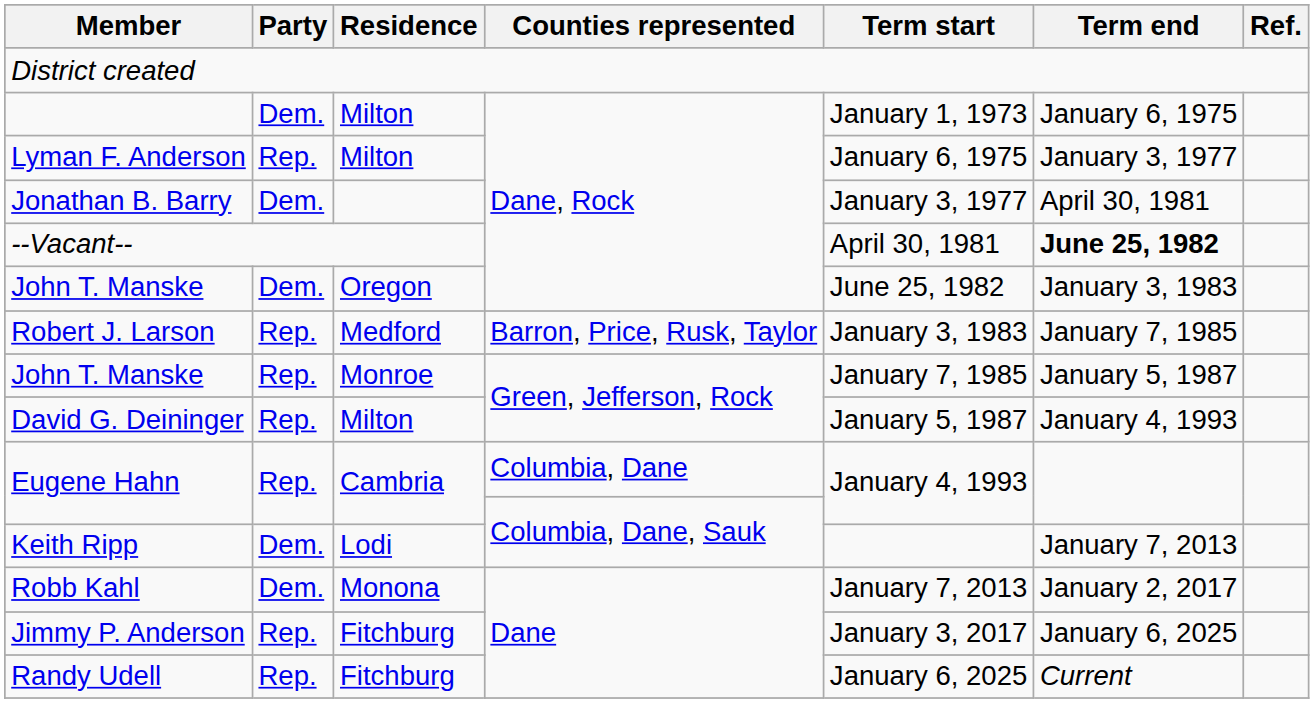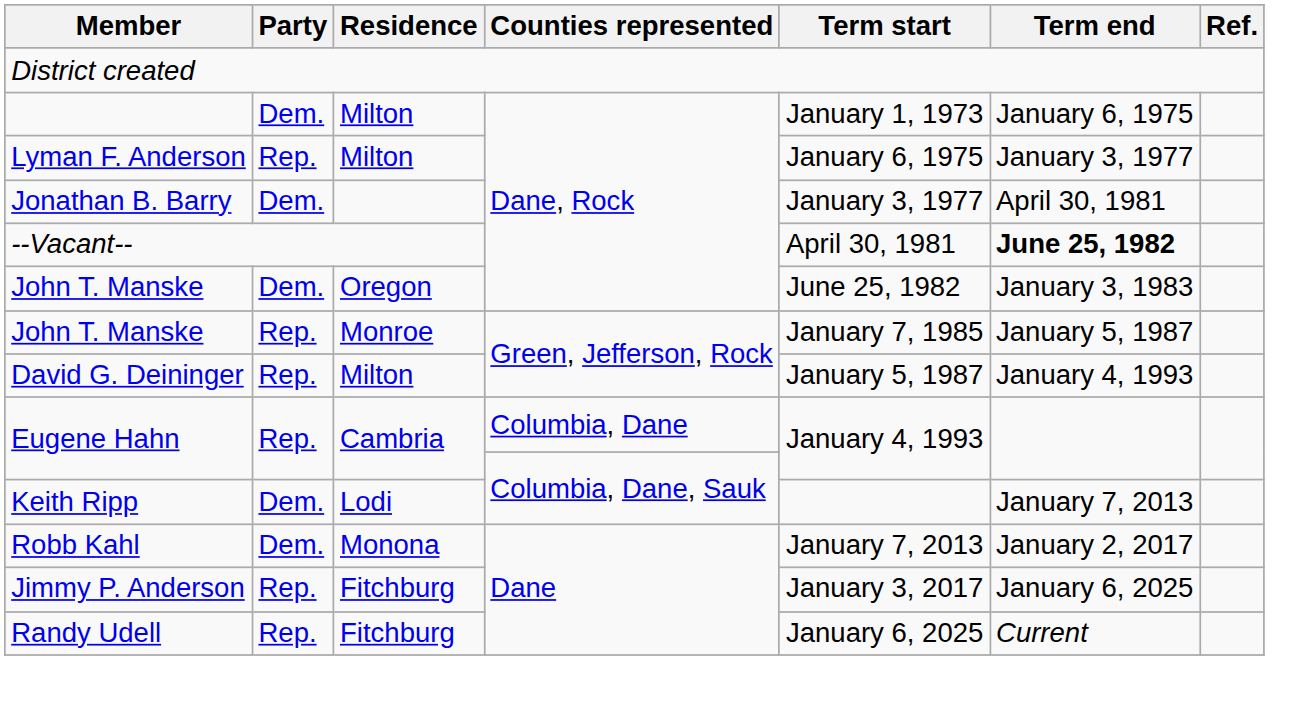- row: (113, 331)
